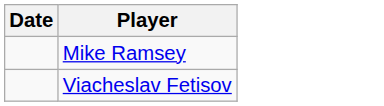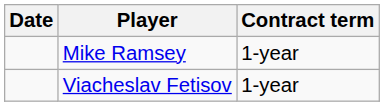+ column: (308, 20)
